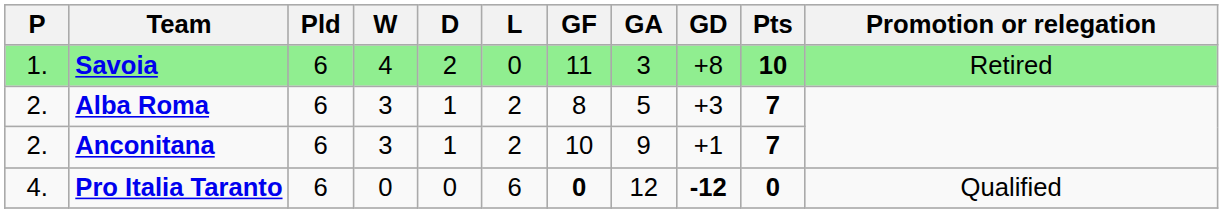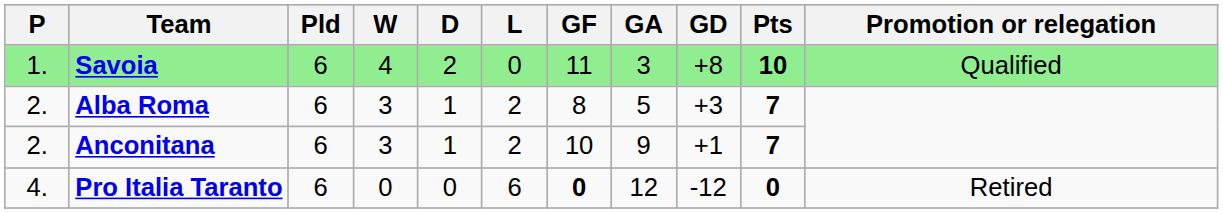(1011, 65) Retired -> (1011, 65) Qualified
(708, 187) bold -> (708, 187) normal
(1011, 187) Qualified -> (1011, 187) Retired
